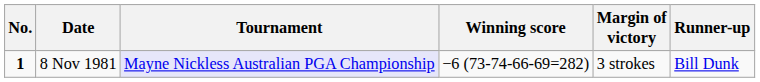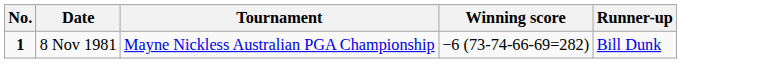- column: (632, 27)
(279, 64) lavender background -> (279, 44) no background
